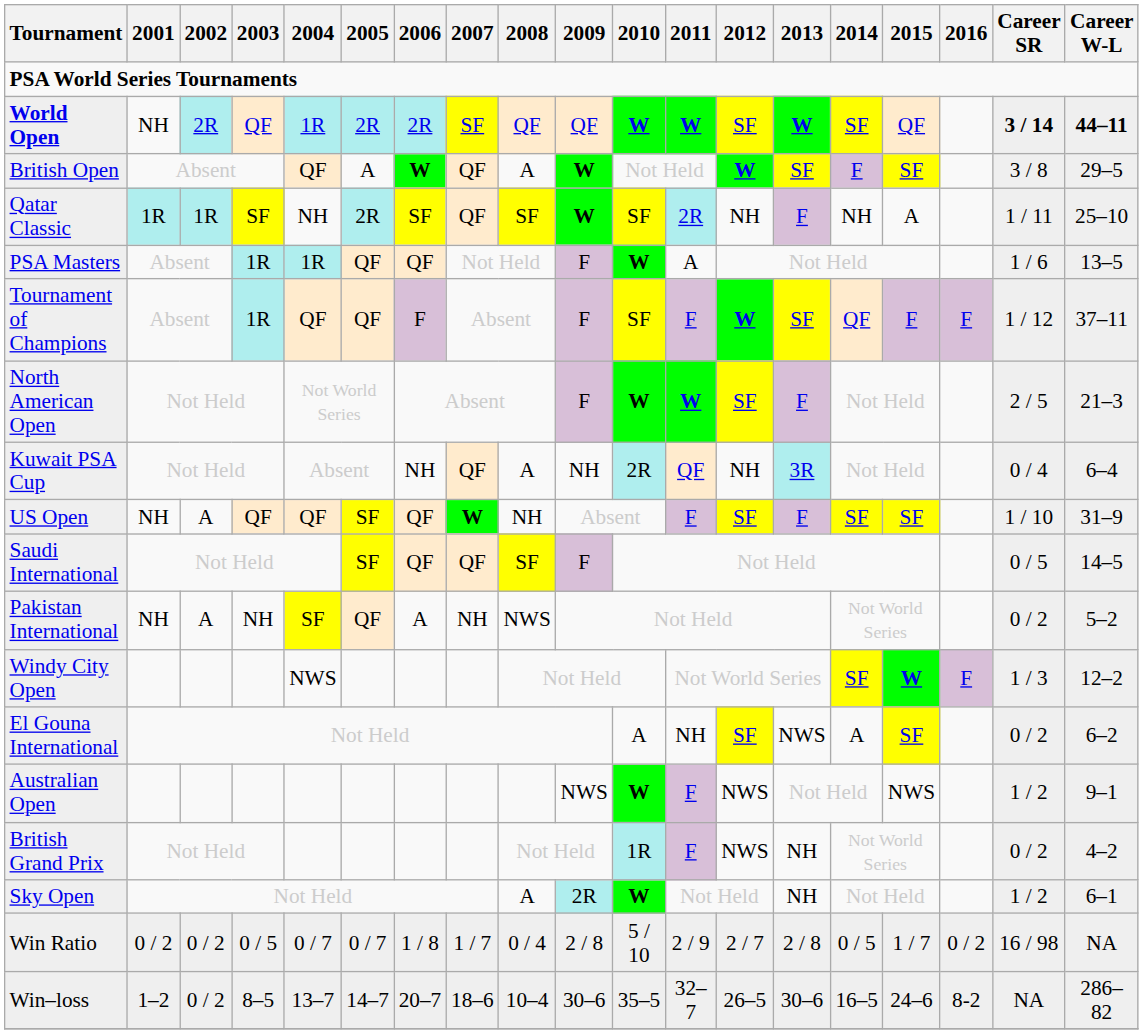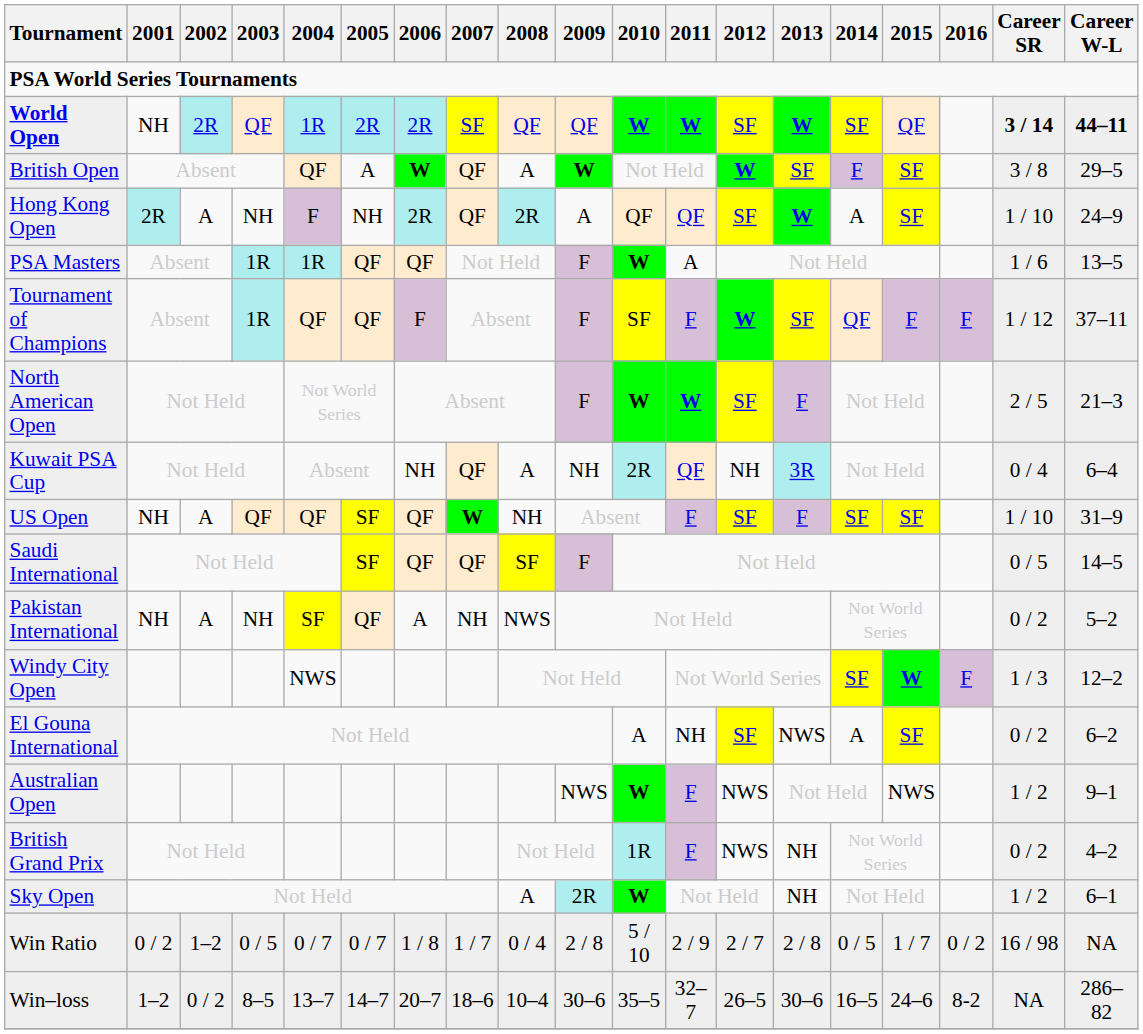+ row: (60, 216)
- row: (40, 216)
(206, 942) 0 / 2 -> (206, 942) 1–2
